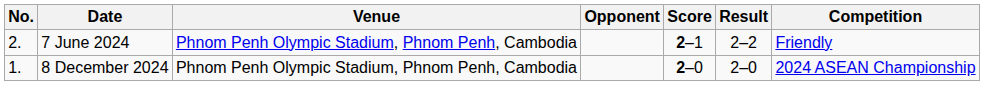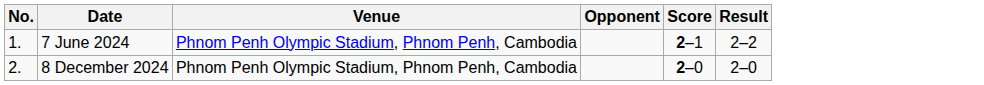- column: (875, 17)
(15, 42) 2. -> (15, 42) 1.
(15, 67) 1. -> (15, 67) 2.
